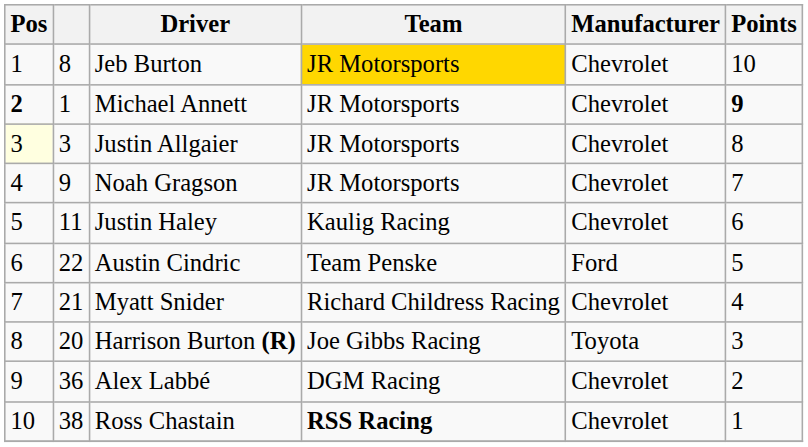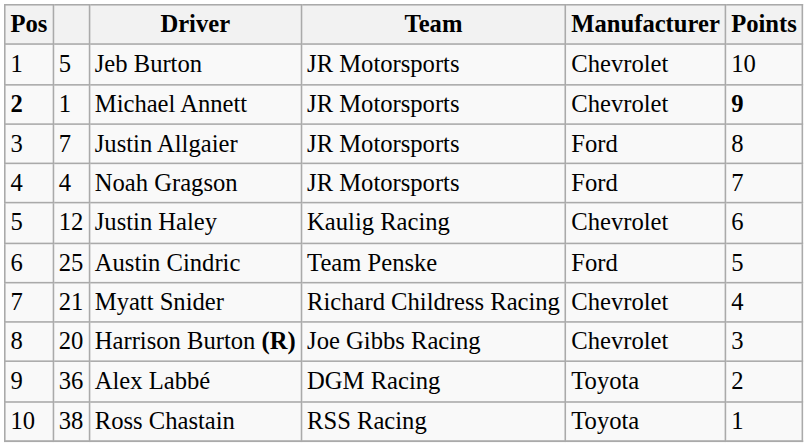(65, 63) 8 -> (65, 63) 5
(383, 63) gold background -> (383, 63) no background
(17, 142) lightyellow background -> (17, 142) no background
(65, 142) 3 -> (65, 142) 7
(620, 142) Chevrolet -> (595, 142) Ford
(65, 182) 9 -> (65, 182) 4
(620, 182) Chevrolet -> (595, 182) Ford
(71, 222) 11 -> (71, 222) 12
(71, 261) 22 -> (71, 261) 25
(605, 341) Toyota -> (620, 341) Chevrolet
(620, 380) Chevrolet -> (605, 380) Toyota
(370, 420) bold -> (367, 420) normal
(620, 420) Chevrolet -> (605, 420) Toyota
